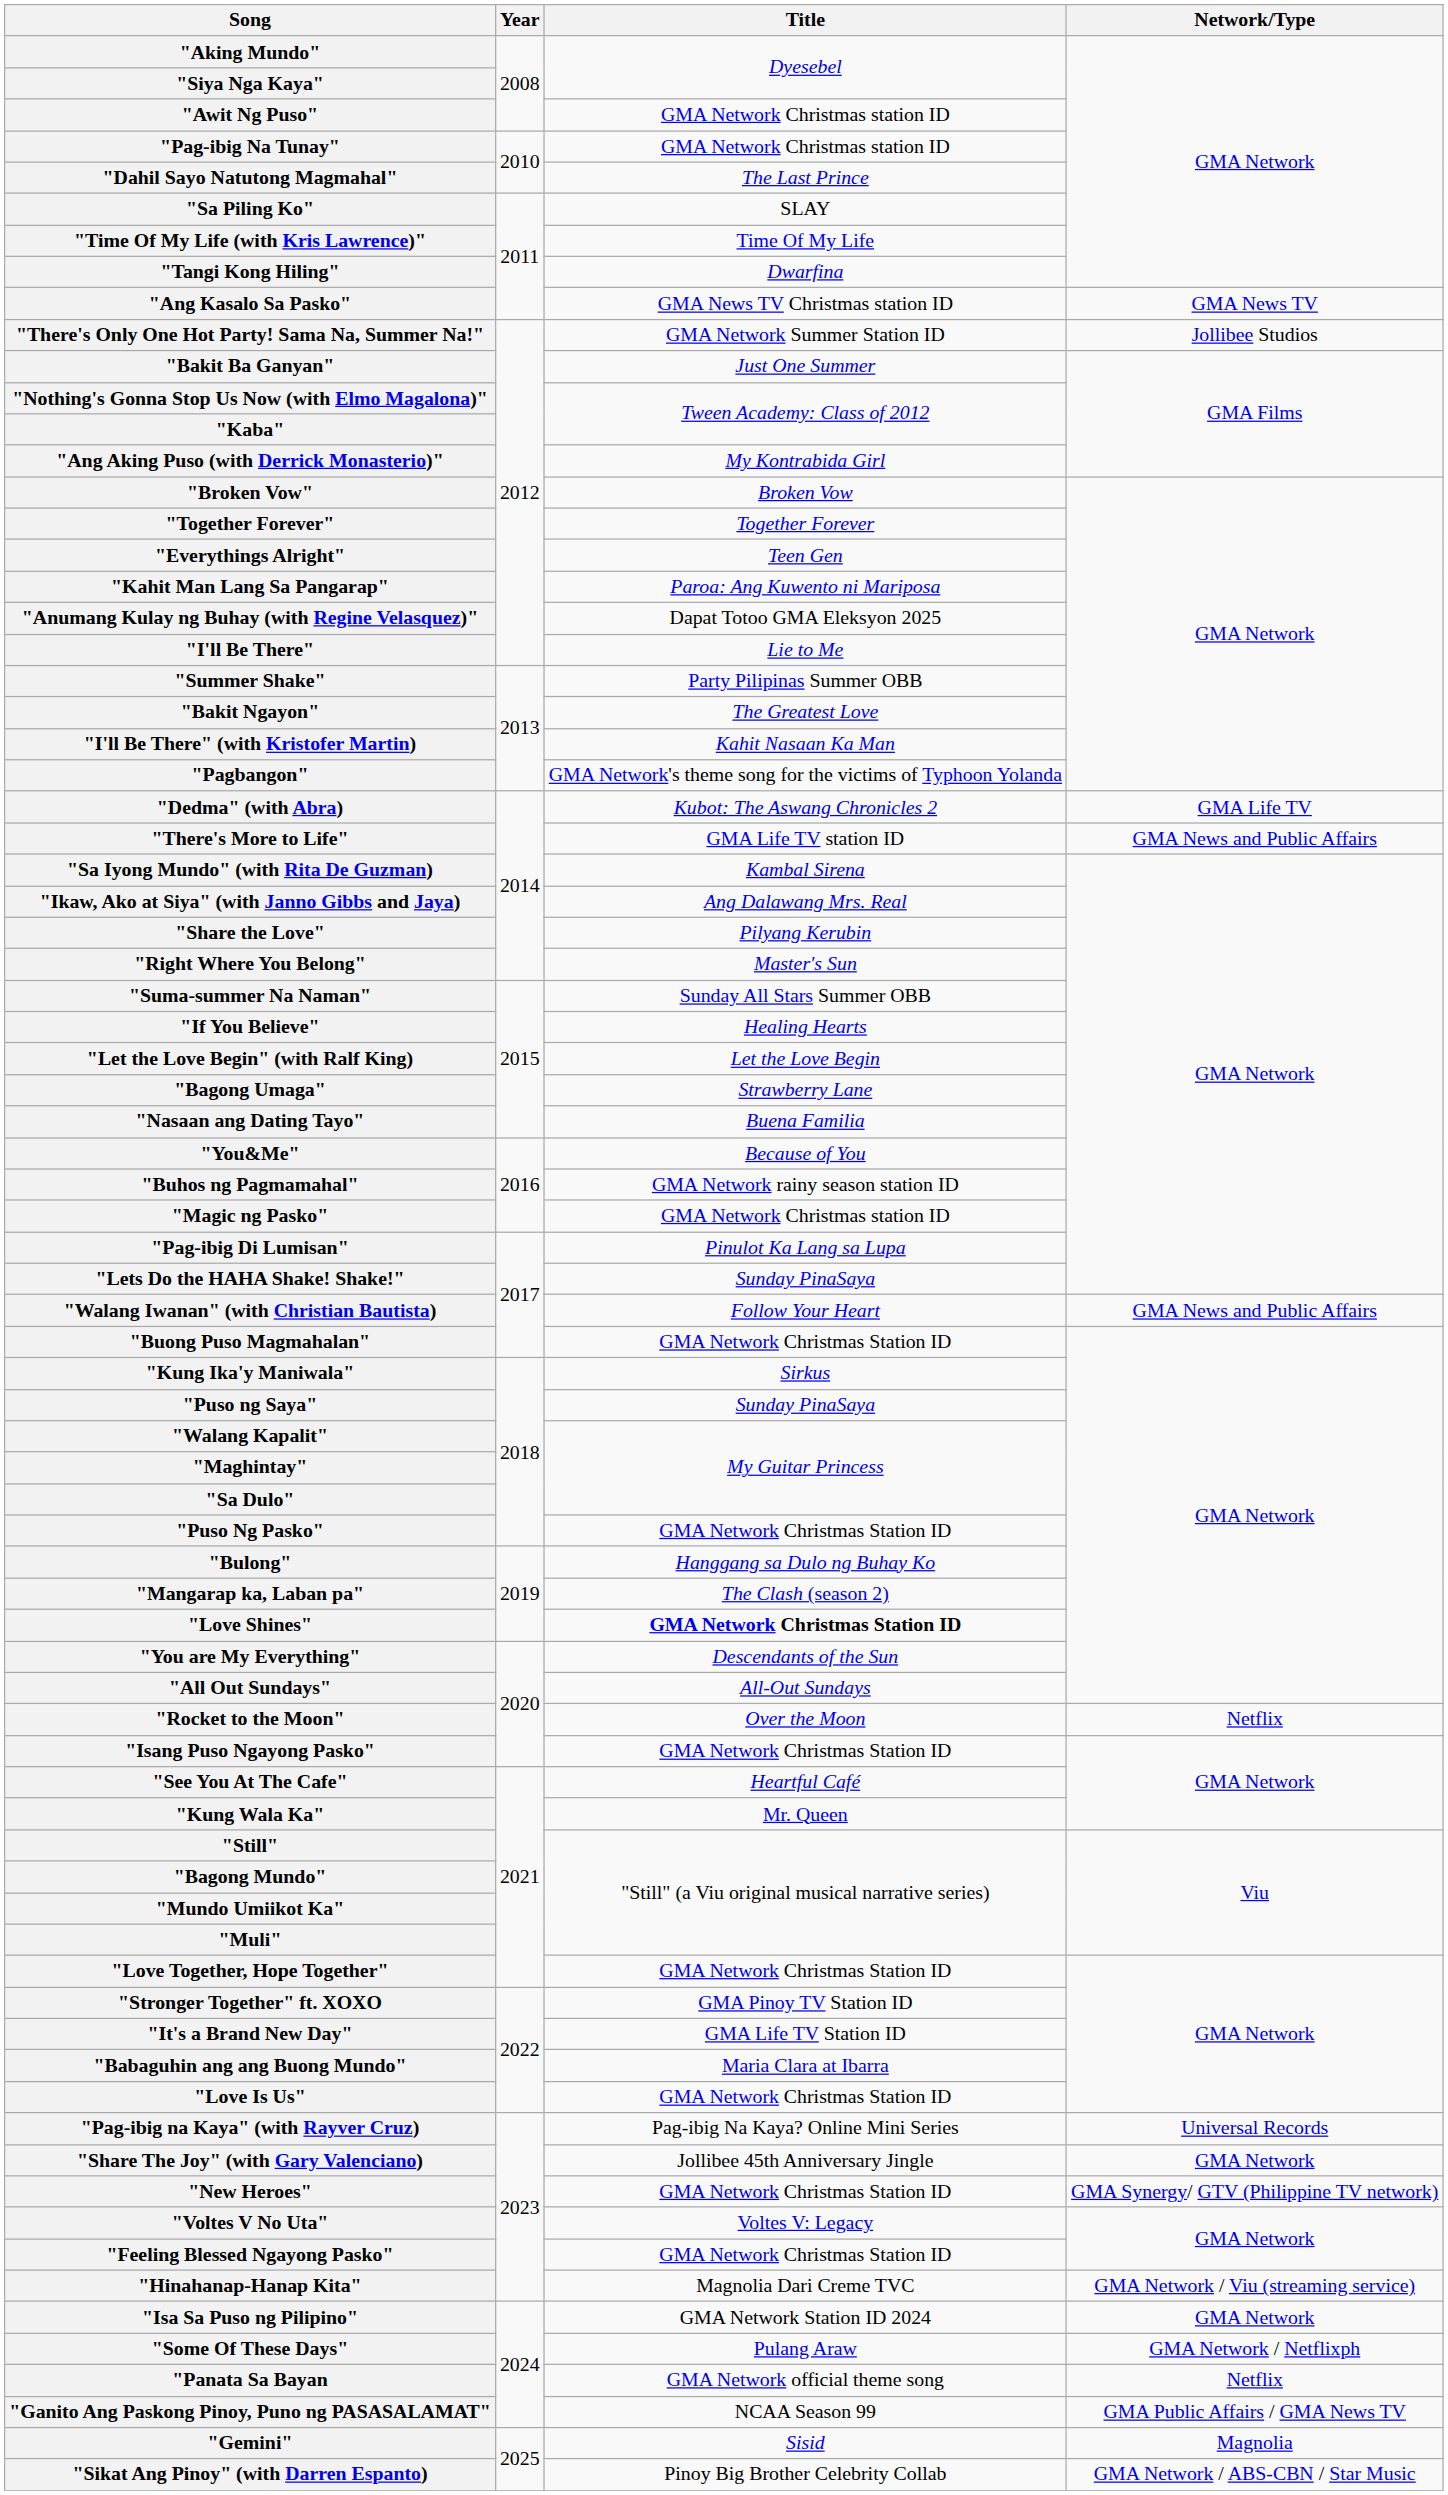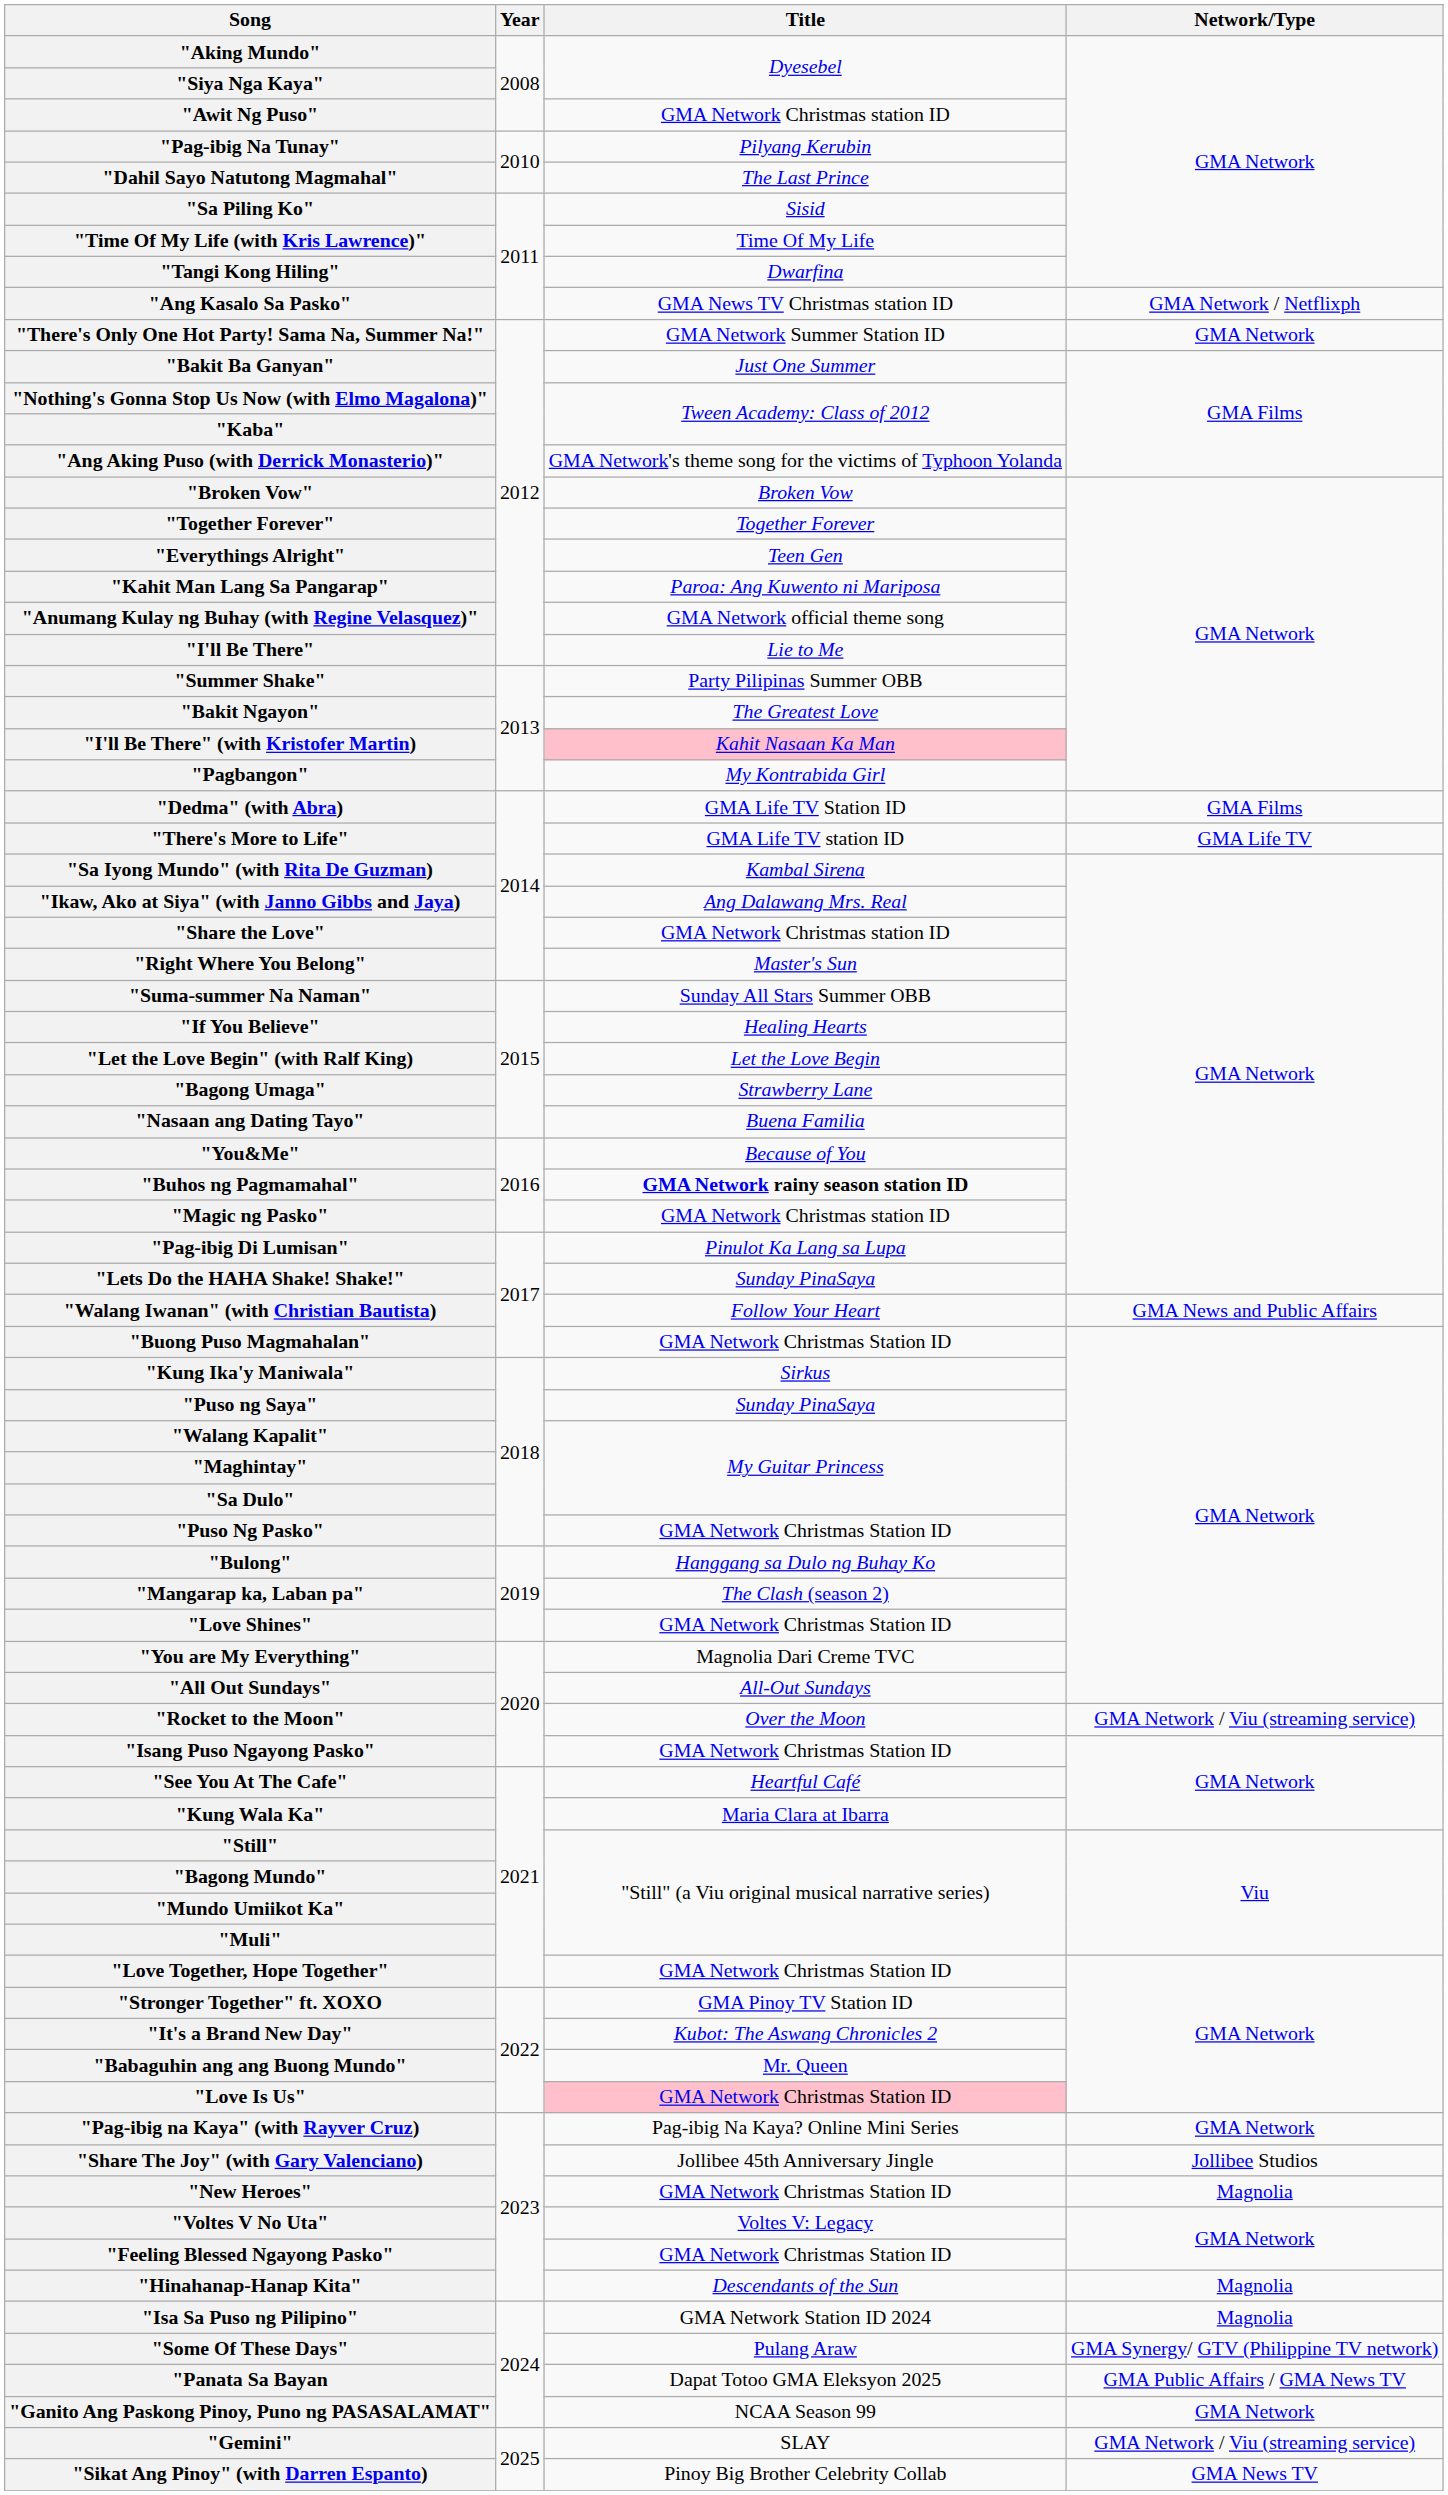(805, 146) GMA Network Christmas station ID -> (805, 146) Pilyang Kerubin
(805, 209) SLAY -> (805, 209) Sisid
(1255, 303) GMA News TV -> (1255, 303) GMA Network / Netflixph
(1255, 334) Jollibee Studios -> (1255, 334) GMA Network
(805, 460) My Kontrabida Girl -> (805, 460) GMA Network's theme song for the victims of Typhoon Yolanda
(805, 618) Dapat Totoo GMA Eleksyon 2025 -> (805, 618) GMA Network official theme song
(805, 743) no background -> (805, 743) pink background
(805, 775) GMA Network's theme song for the victims of Typhoon Yolanda -> (805, 775) My Kontrabida Girl
(805, 806) Kubot: The Aswang Chronicles 2 -> (805, 806) GMA Life TV Station ID
(1255, 806) GMA Life TV -> (1255, 806) GMA Films
(1255, 838) GMA News and Public Affairs -> (1255, 838) GMA Life TV
(805, 932) Pilyang Kerubin -> (805, 932) GMA Network Christmas station ID
(805, 1184) normal -> (805, 1184) bold
(805, 1624) bold -> (805, 1624) normal
(805, 1656) Descendants of the Sun -> (805, 1656) Magnolia Dari Creme TVC
(1255, 1719) Netflix -> (1255, 1719) GMA Network / Viu (streaming service)
(805, 1813) Mr. Queen -> (805, 1813) Maria Clara at Ibarra
(805, 2033) GMA Life TV Station ID -> (805, 2033) Kubot: The Aswang Chronicles 2
(805, 2065) Maria Clara at Ibarra -> (805, 2065) Mr. Queen
(805, 2096) no background -> (805, 2096) pink background
(1255, 2128) Universal Records -> (1255, 2128) GMA Network
(1255, 2159) GMA Network -> (1255, 2159) Jollibee Studios
(1255, 2191) GMA Synergy/ GTV (Philippine TV network) -> (1255, 2191) Magnolia
(805, 2285) Magnolia Dari Creme TVC -> (805, 2285) Descendants of the Sun
(1255, 2285) GMA Network / Viu (streaming service) -> (1255, 2285) Magnolia
(1255, 2317) GMA Network -> (1255, 2317) Magnolia
(1255, 2348) GMA Network / Netflixph -> (1255, 2348) GMA Synergy/ GTV (Philippine TV network)
(805, 2380) GMA Network official theme song -> (805, 2380) Dapat Totoo GMA Eleksyon 2025
(1255, 2380) Netflix -> (1255, 2380) GMA Public Affairs / GMA News TV
(1255, 2411) GMA Public Affairs / GMA News TV -> (1255, 2411) GMA Network
(805, 2443) Sisid -> (805, 2443) SLAY
(1255, 2443) Magnolia -> (1255, 2443) GMA Network / Viu (streaming service)
(1255, 2474) GMA Network / ABS-CBN / Star Music -> (1255, 2474) GMA News TV
